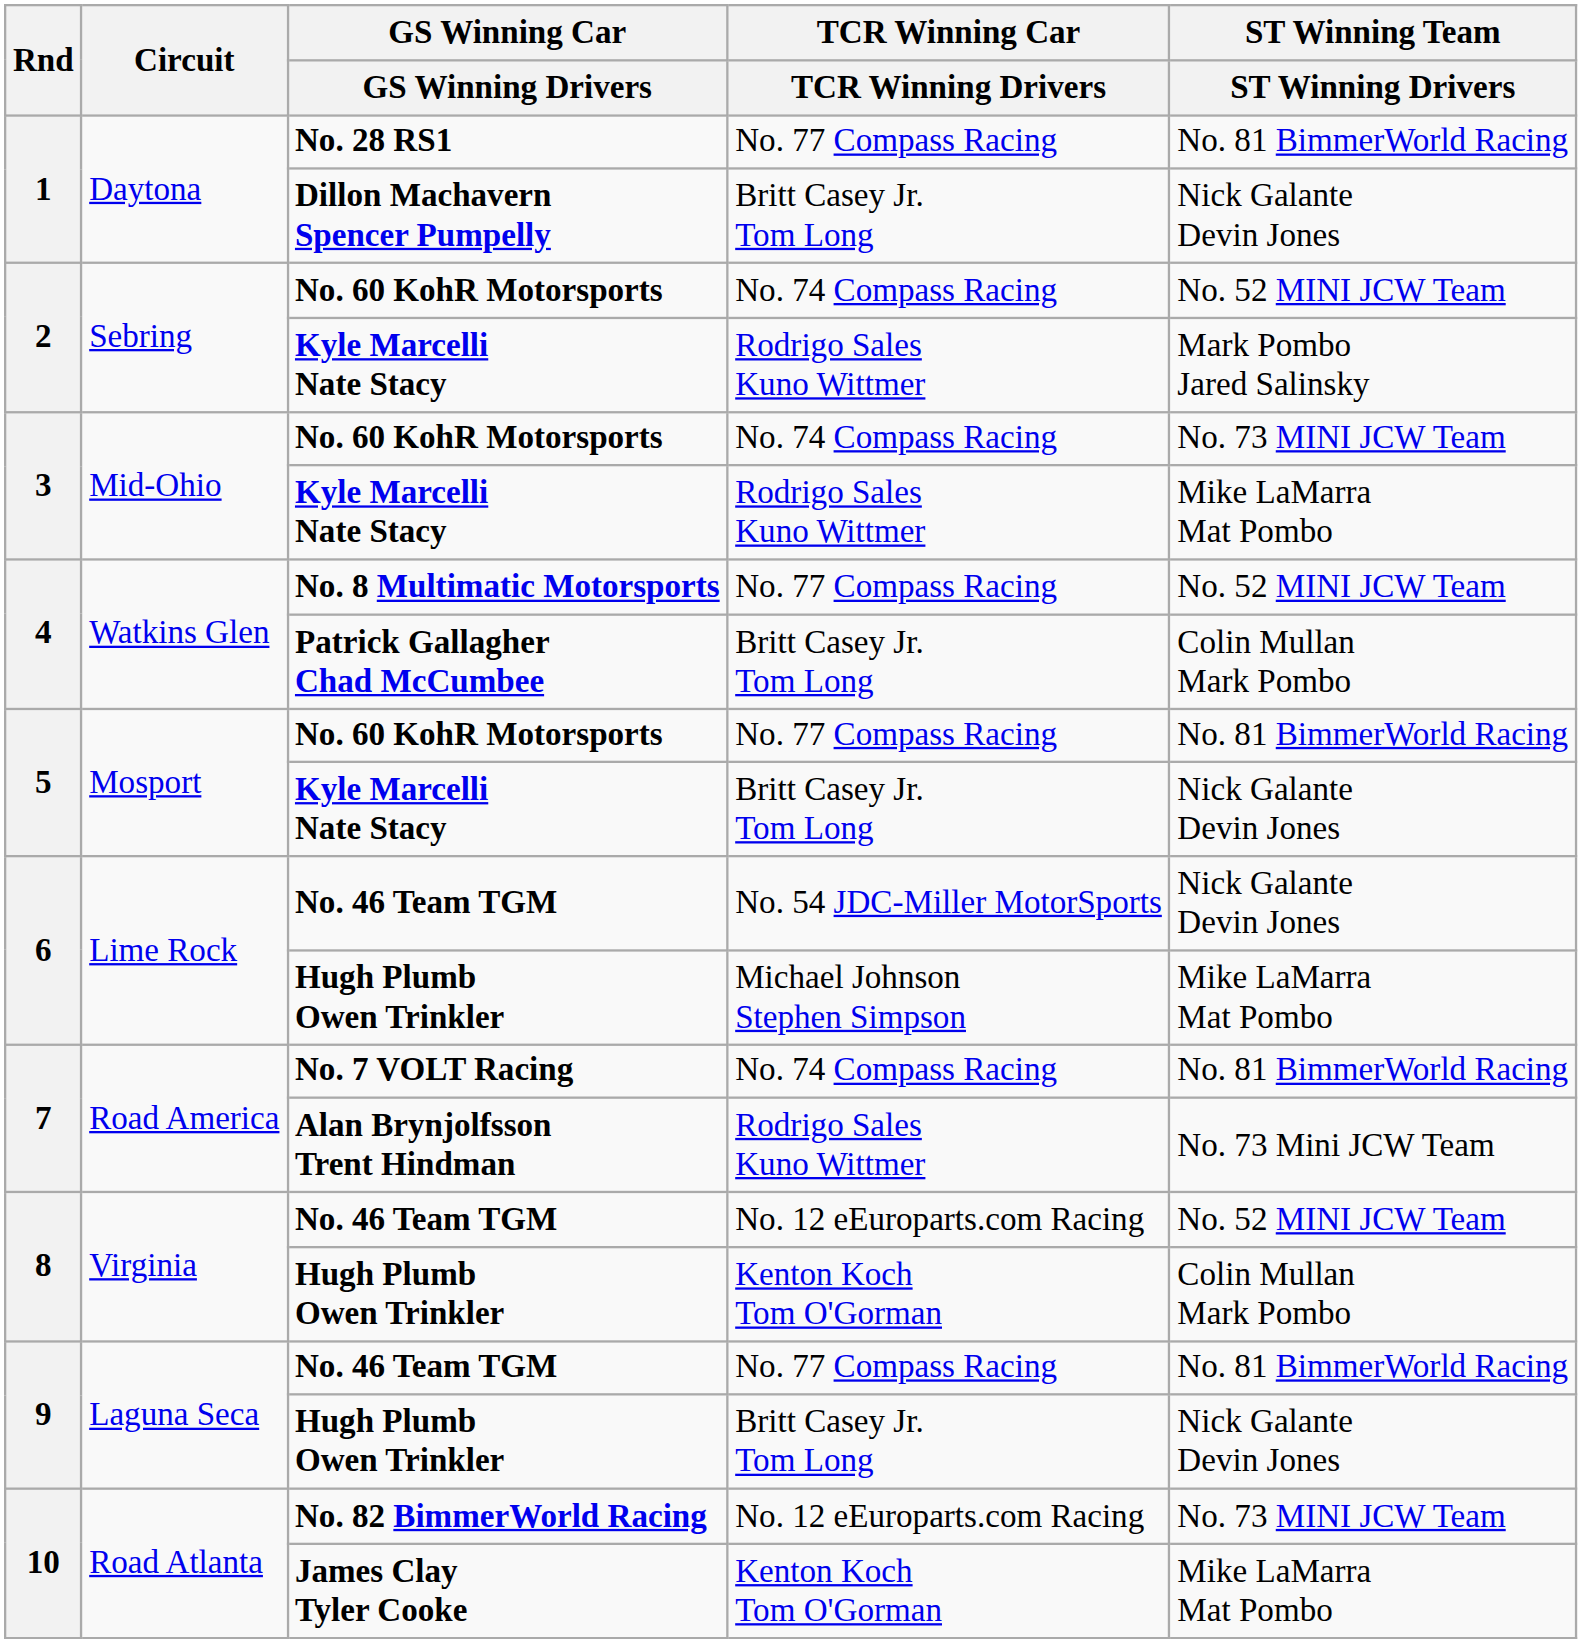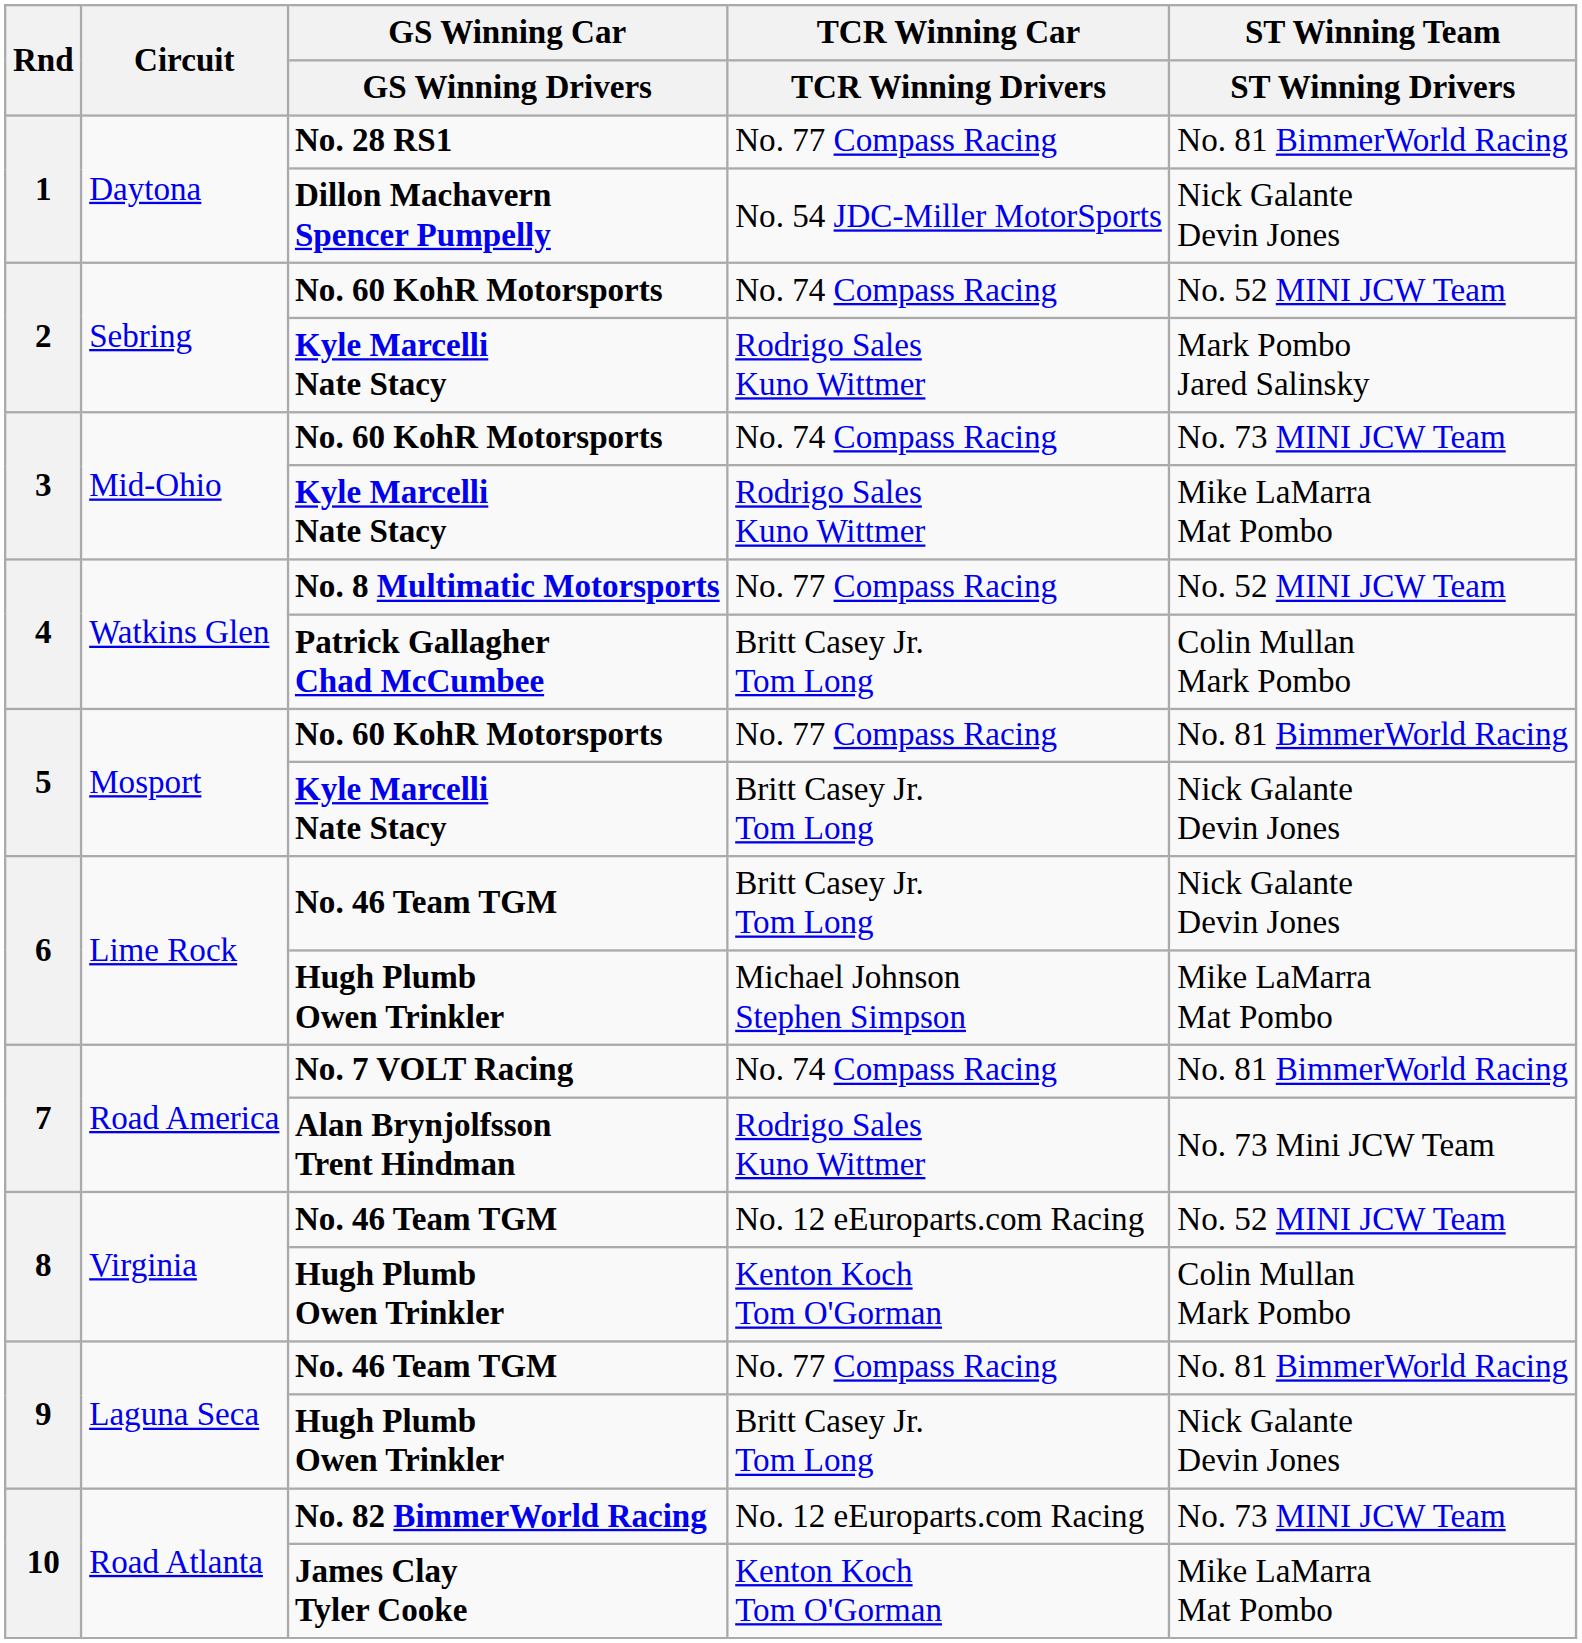(829, 215) Britt Casey Jr. Tom Long -> (949, 215) No. 54 JDC-Miller MotorSports
(949, 902) No. 54 JDC-Miller MotorSports -> (829, 902) Britt Casey Jr. Tom Long
